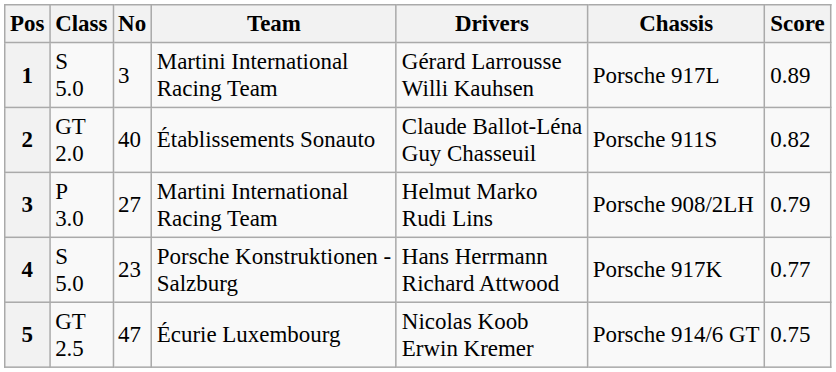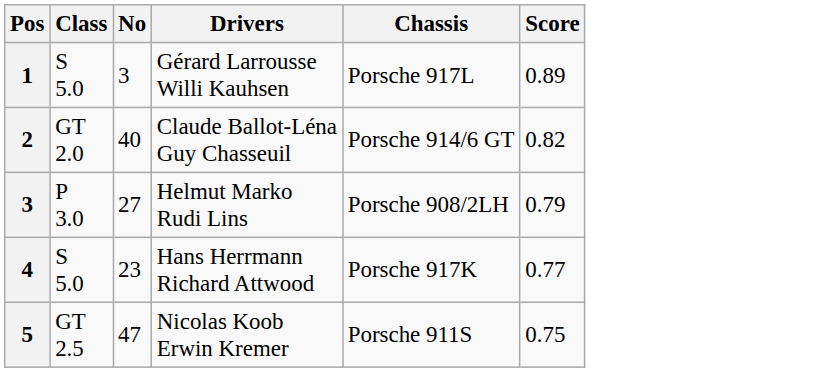- column: (274, 23)
(655, 140) Porsche 911S -> (431, 140) Porsche 914/6 GT
(676, 335) Porsche 914/6 GT -> (410, 335) Porsche 911S
